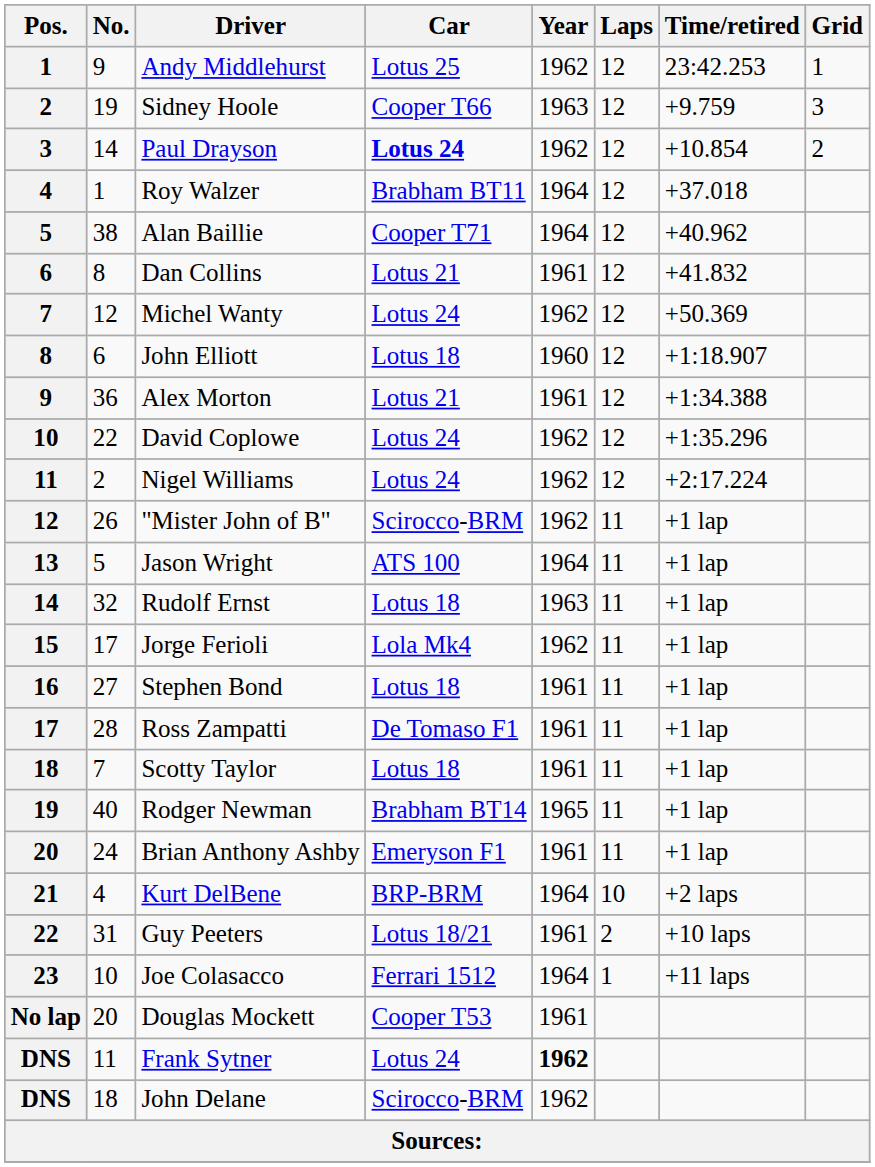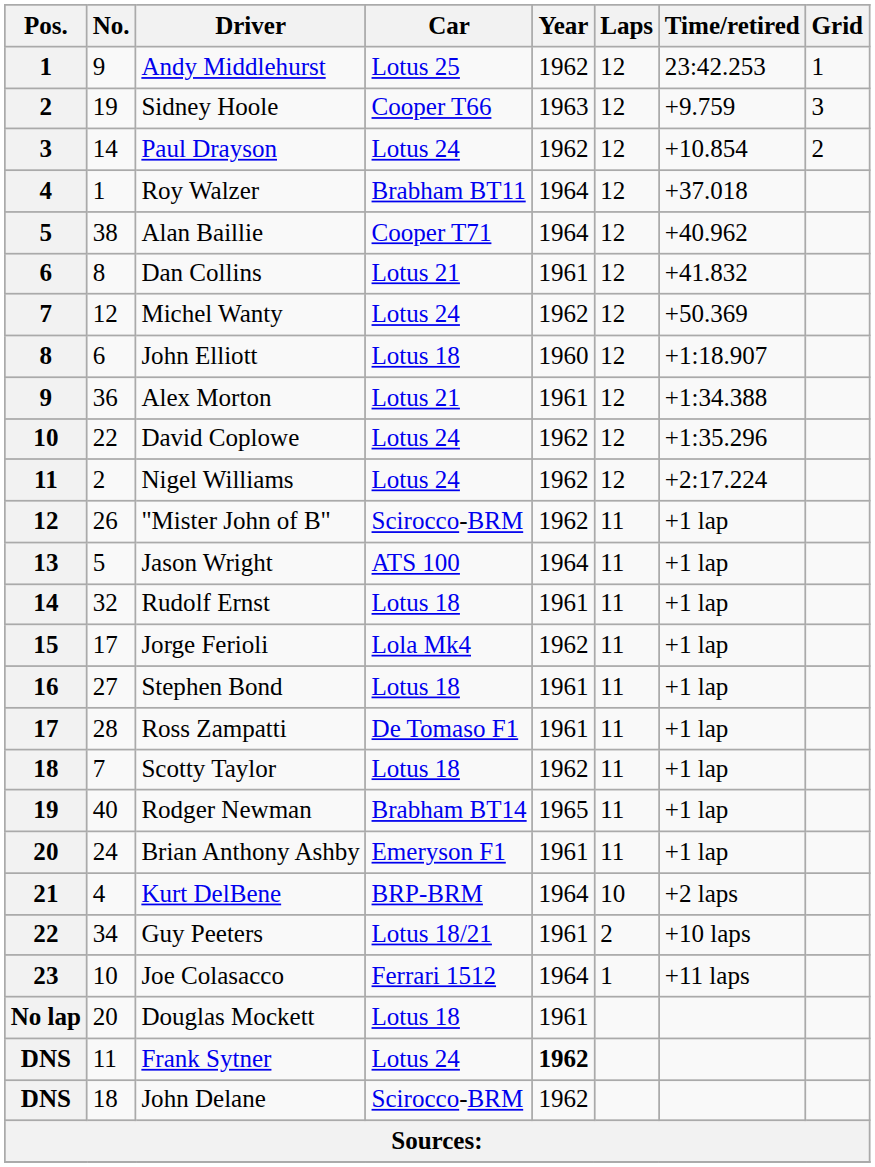(418, 149) bold -> (416, 149) normal
(563, 604) 1963 -> (563, 604) 1961
(563, 769) 1961 -> (563, 769) 1962
(105, 934) 31 -> (105, 934) 34
(431, 1017) Cooper T53 -> (416, 1017) Lotus 18
